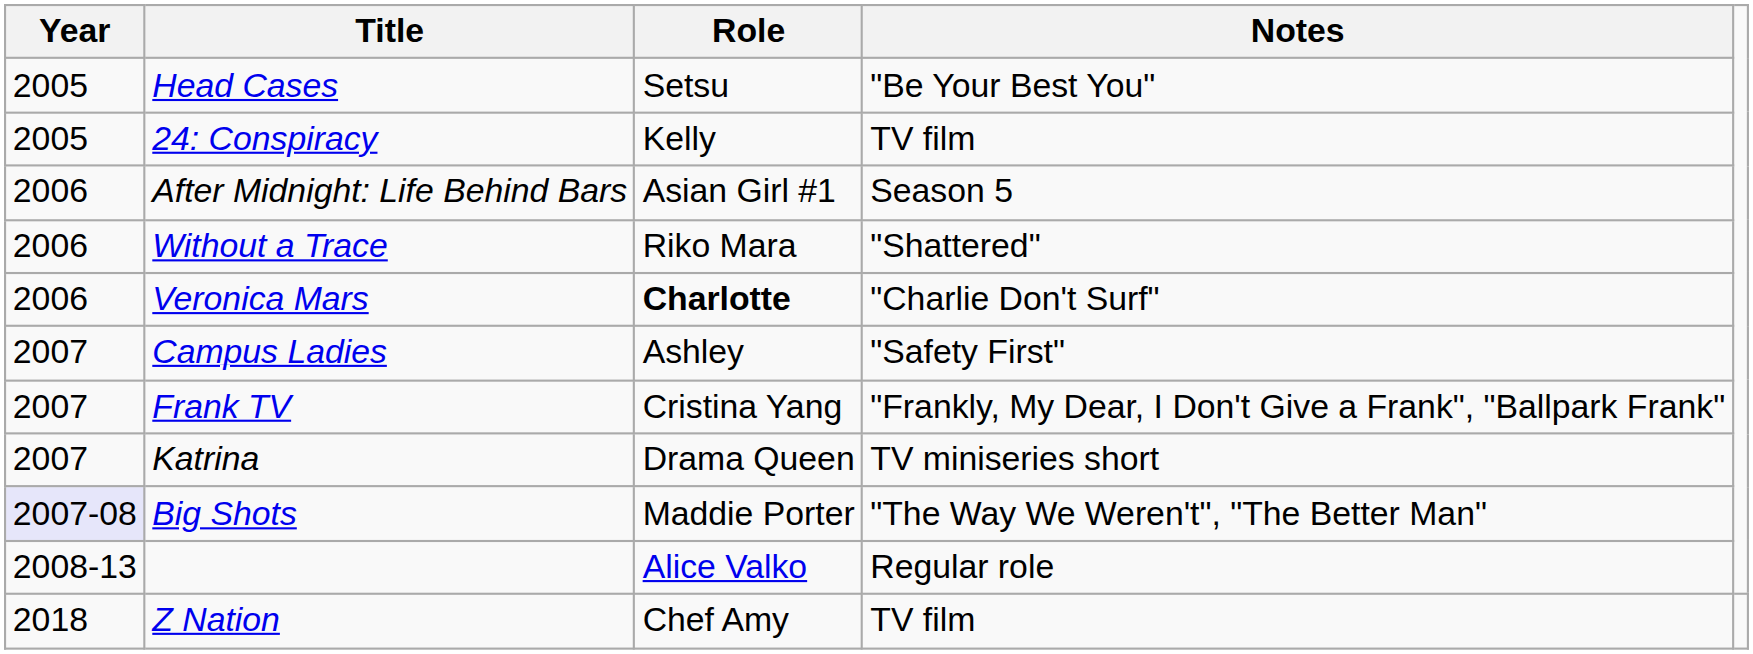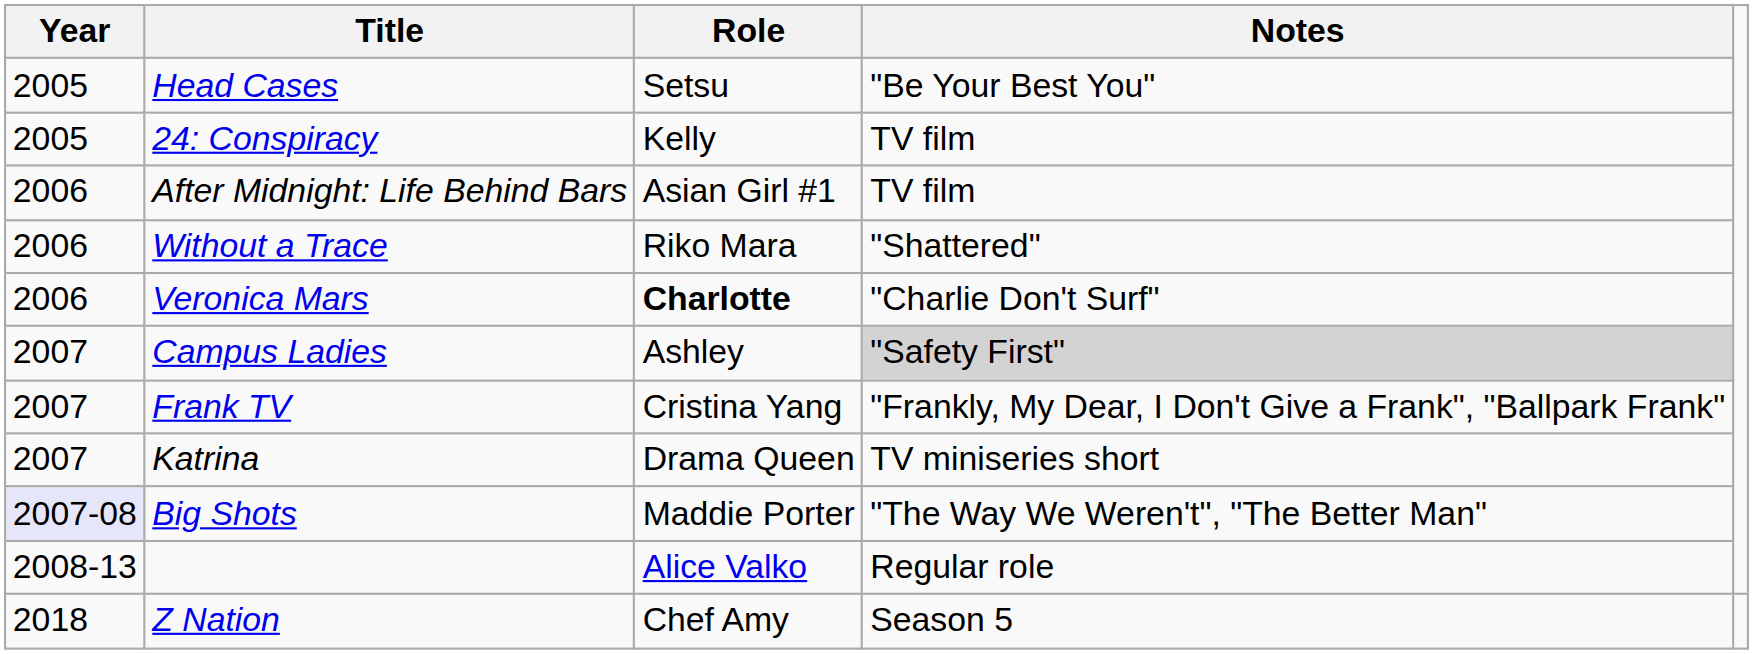(942, 191) Season 5 -> (923, 191) TV film
(968, 352) no background -> (968, 352) lightgrey background
(923, 620) TV film -> (942, 620) Season 5
